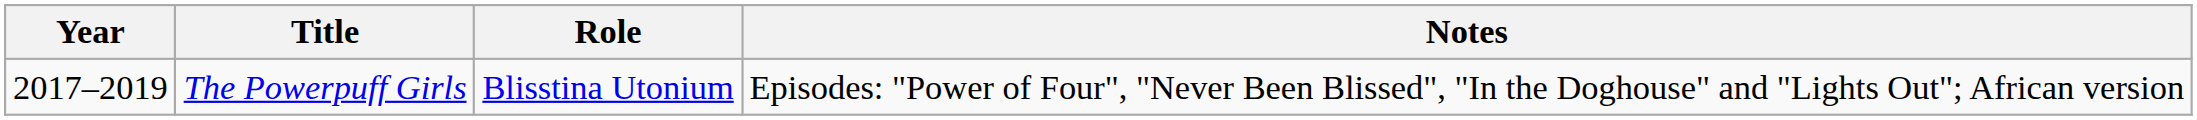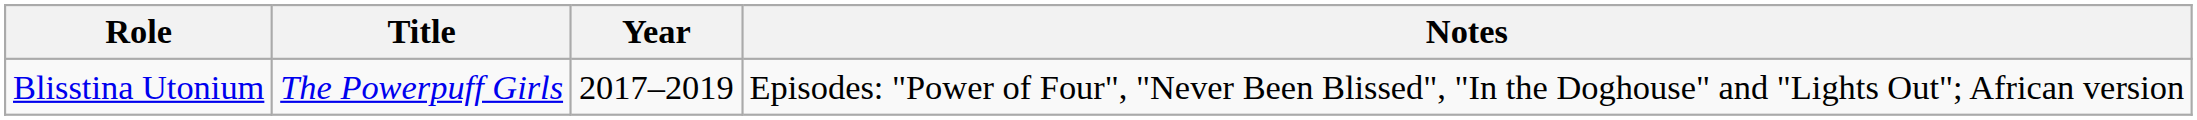columns swapped: (90, 31) <-> (608, 31)
